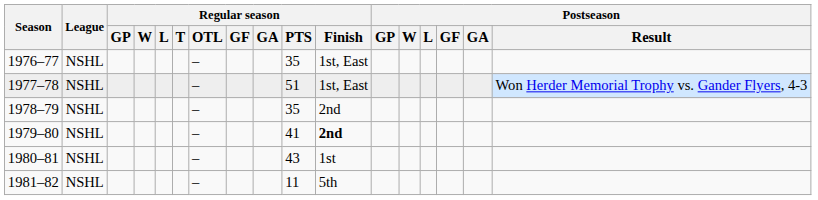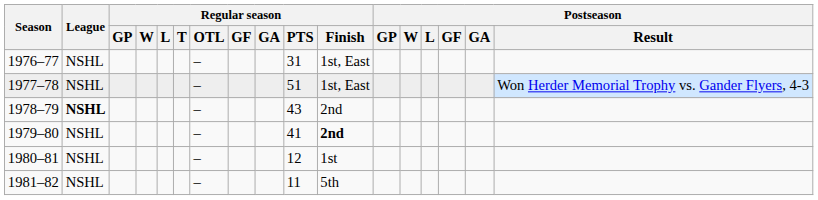(293, 62) 35 -> (294, 62) 31
(85, 110) normal -> (86, 110) bold
(293, 110) 35 -> (294, 110) 43
(293, 158) 43 -> (294, 158) 12
